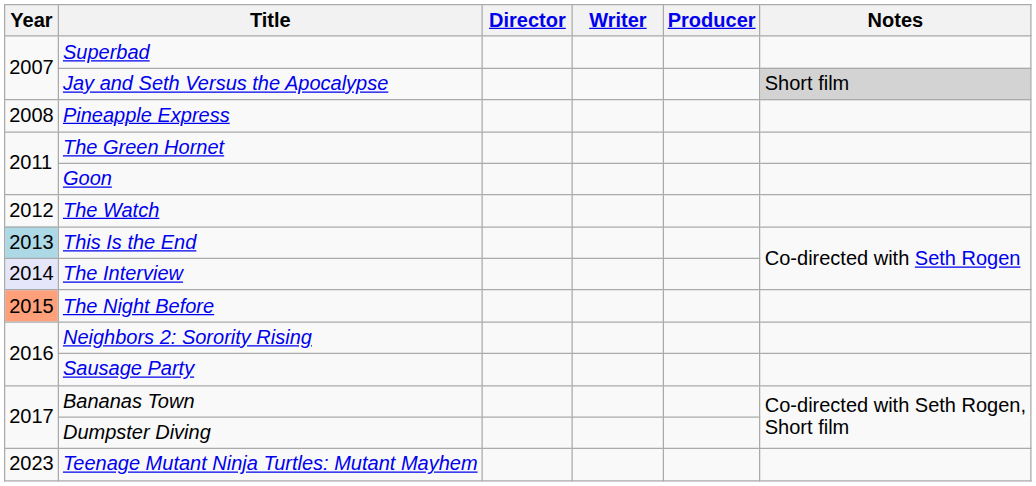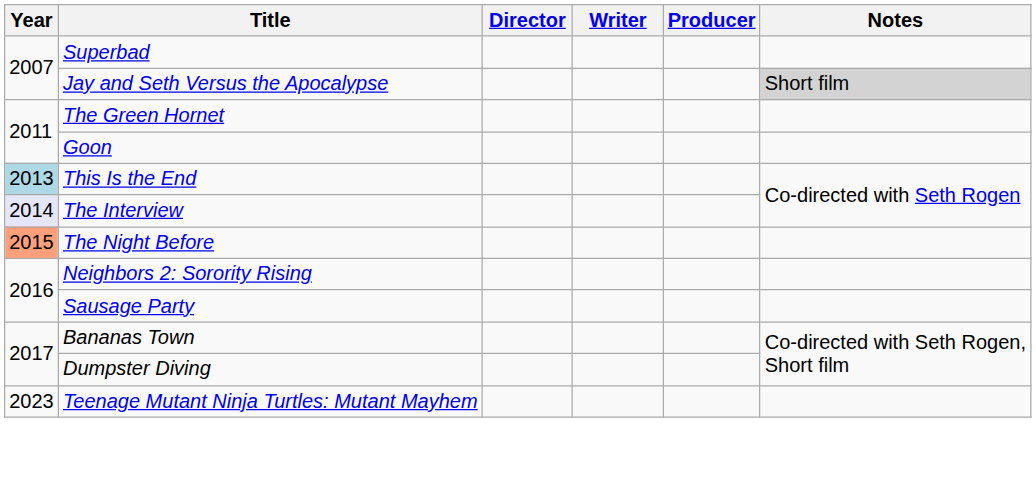- row: (146, 115)
- row: (111, 210)
